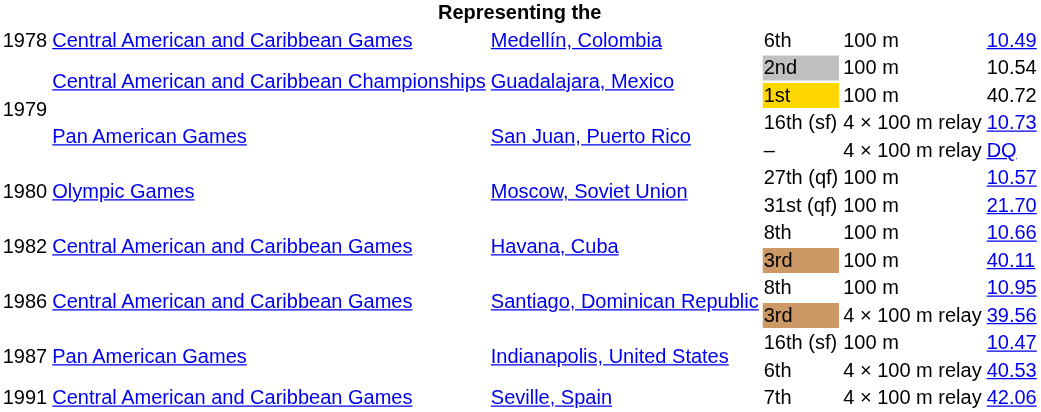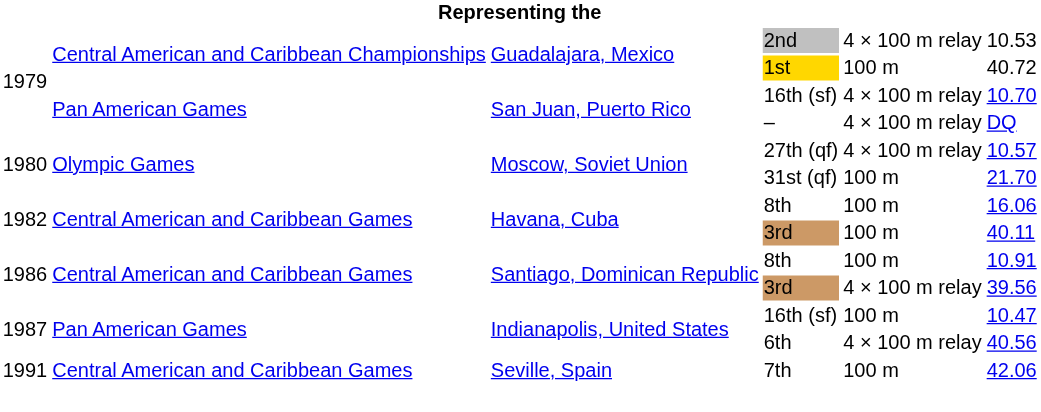- row: (576, 40)
(871, 67) 100 m -> (912, 40) 4 × 100 m relay
(1012, 67) 10.54 -> (1012, 40) 10.53
(1012, 122) 10.73 -> (1012, 95) 10.70
(871, 177) 100 m -> (912, 150) 4 × 100 m relay
(1012, 232) 10.66 -> (1012, 205) 16.06
(1012, 287) 10.95 -> (1012, 260) 10.91
(1012, 370) 40.53 -> (1012, 342) 40.56
(912, 397) 4 × 100 m relay -> (871, 370) 100 m
